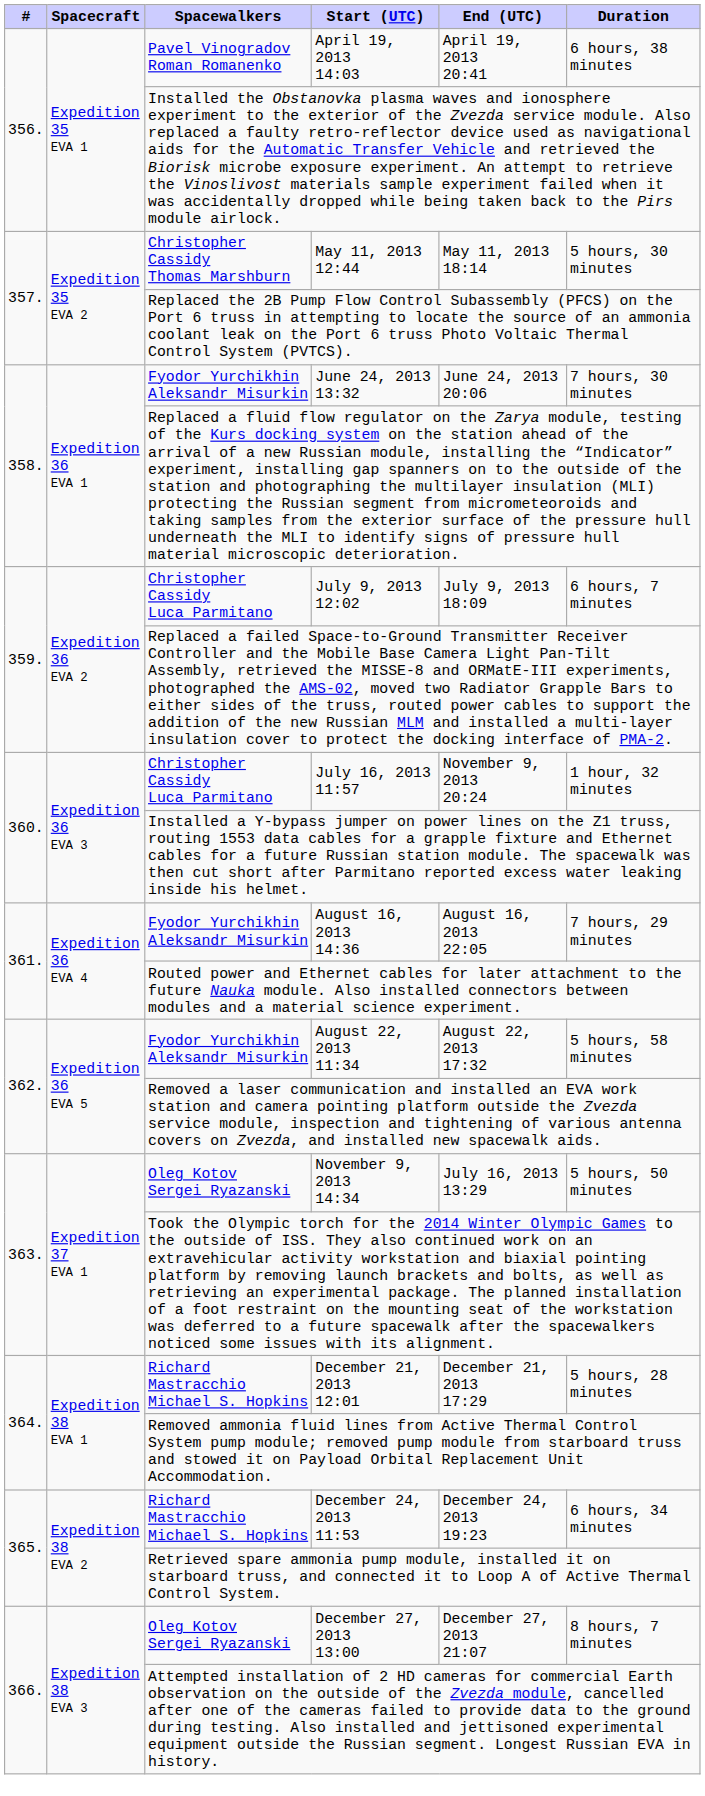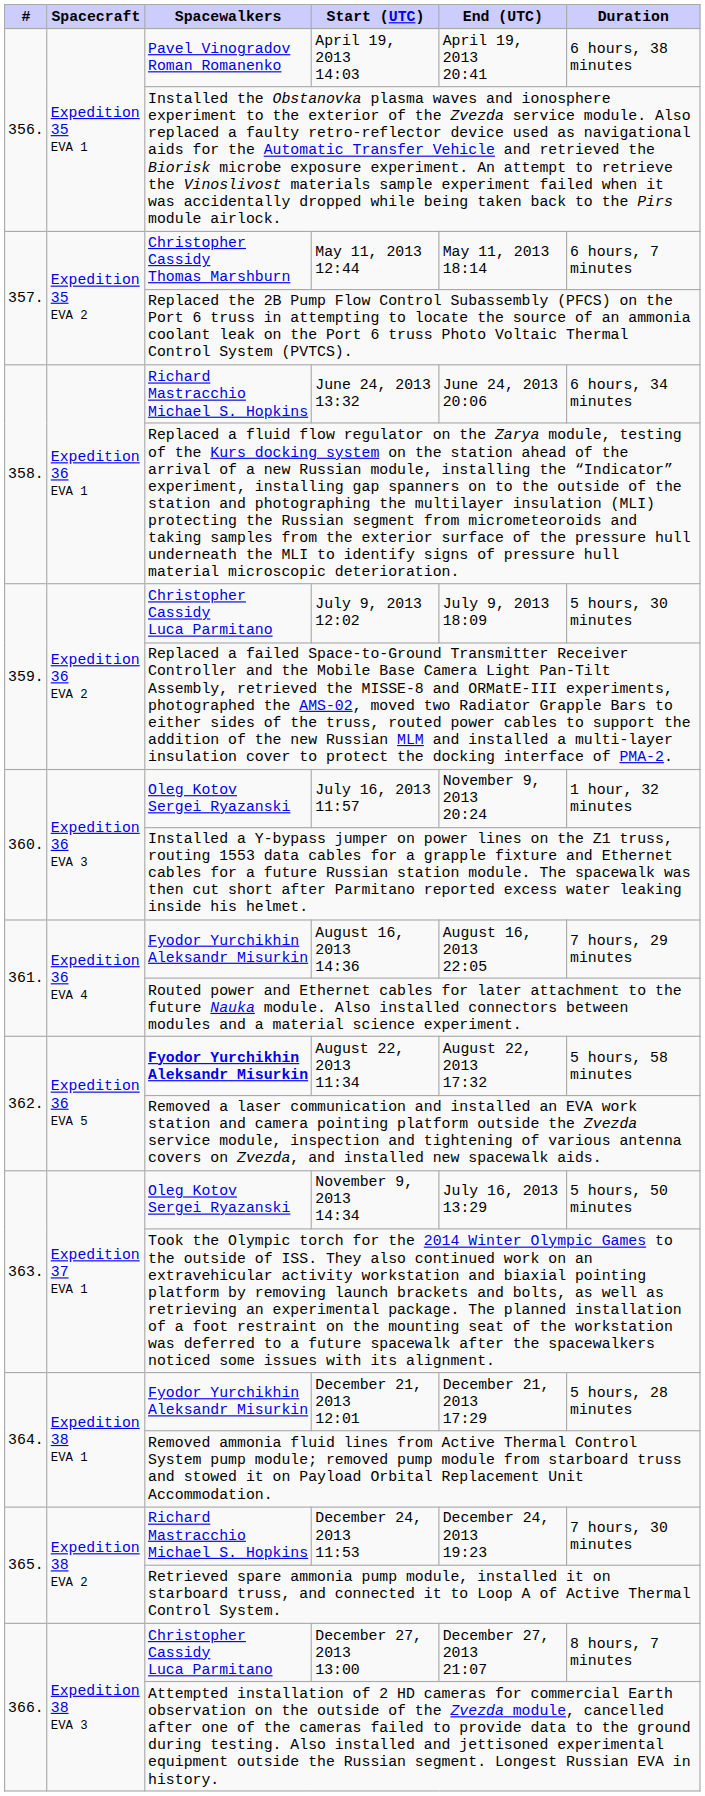(619, 260) 5 hours, 30 minutes -> (615, 260) 6 hours, 7 minutes
(228, 385) Fyodor Yurchikhin Aleksandr Misurkin -> (228, 394) Richard Mastracchio Michael S. Hopkins
(619, 385) 7 hours, 30 minutes -> (619, 394) 6 hours, 34 minutes
(615, 596) 6 hours, 7 minutes -> (619, 613) 5 hours, 30 minutes
(210, 781) Christopher Cassidy Luca Parmitano -> (219, 798) Oleg Kotov Sergei Ryazanski
(228, 1049) normal -> (228, 1066) bold
(228, 1385) Richard Mastracchio Michael S. Hopkins -> (228, 1402) Fyodor Yurchikhin Aleksandr Misurkin
(619, 1519) 6 hours, 34 minutes -> (619, 1536) 7 hours, 30 minutes
(219, 1635) Oleg Kotov Sergei Ryazanski -> (210, 1652) Christopher Cassidy Luca Parmitano
